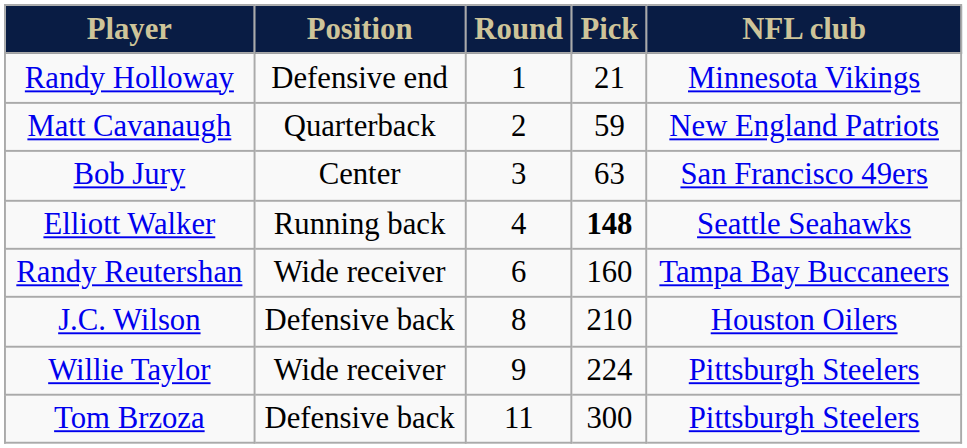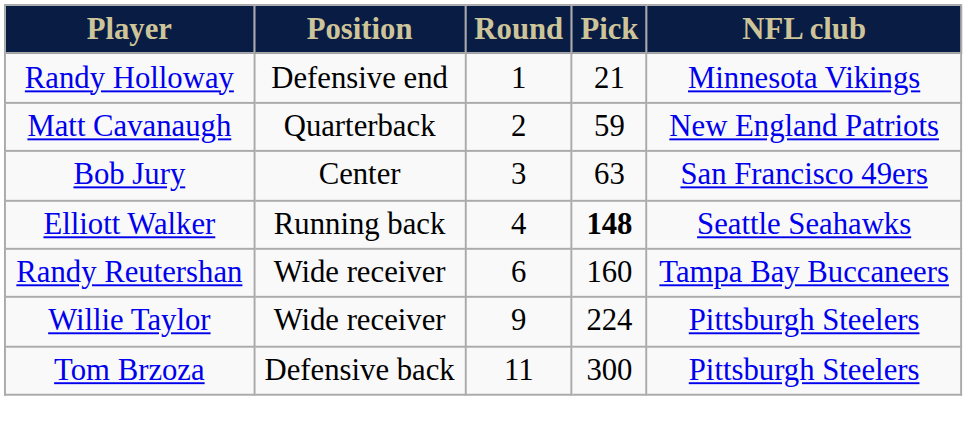- row: (129, 321)
